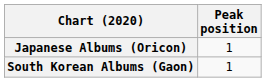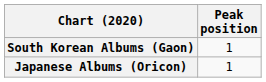rows swapped: (101, 47) <-> (101, 67)
